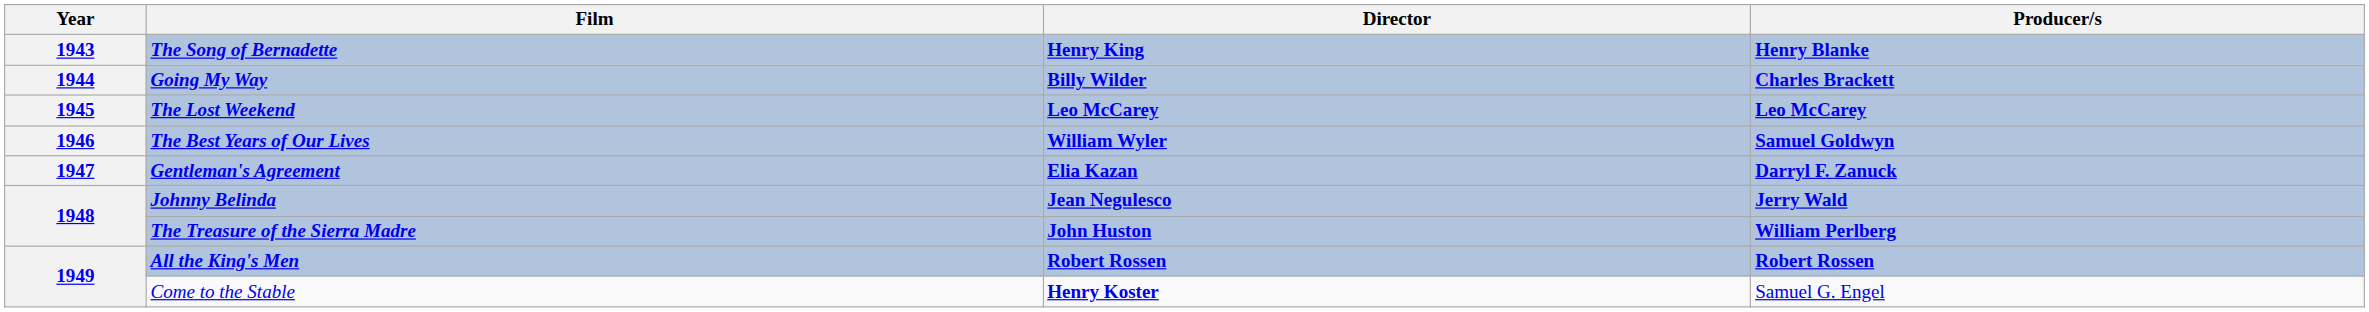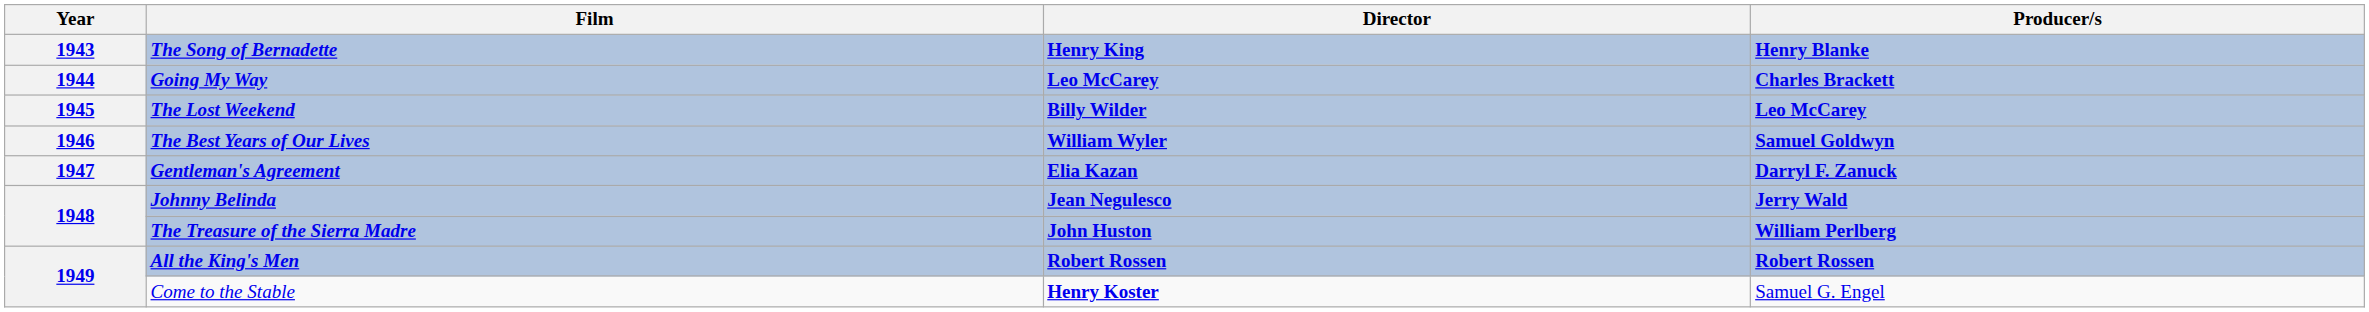(1097, 79) Billy Wilder -> (1103, 79) Leo McCarey
(1103, 110) Leo McCarey -> (1097, 110) Billy Wilder
